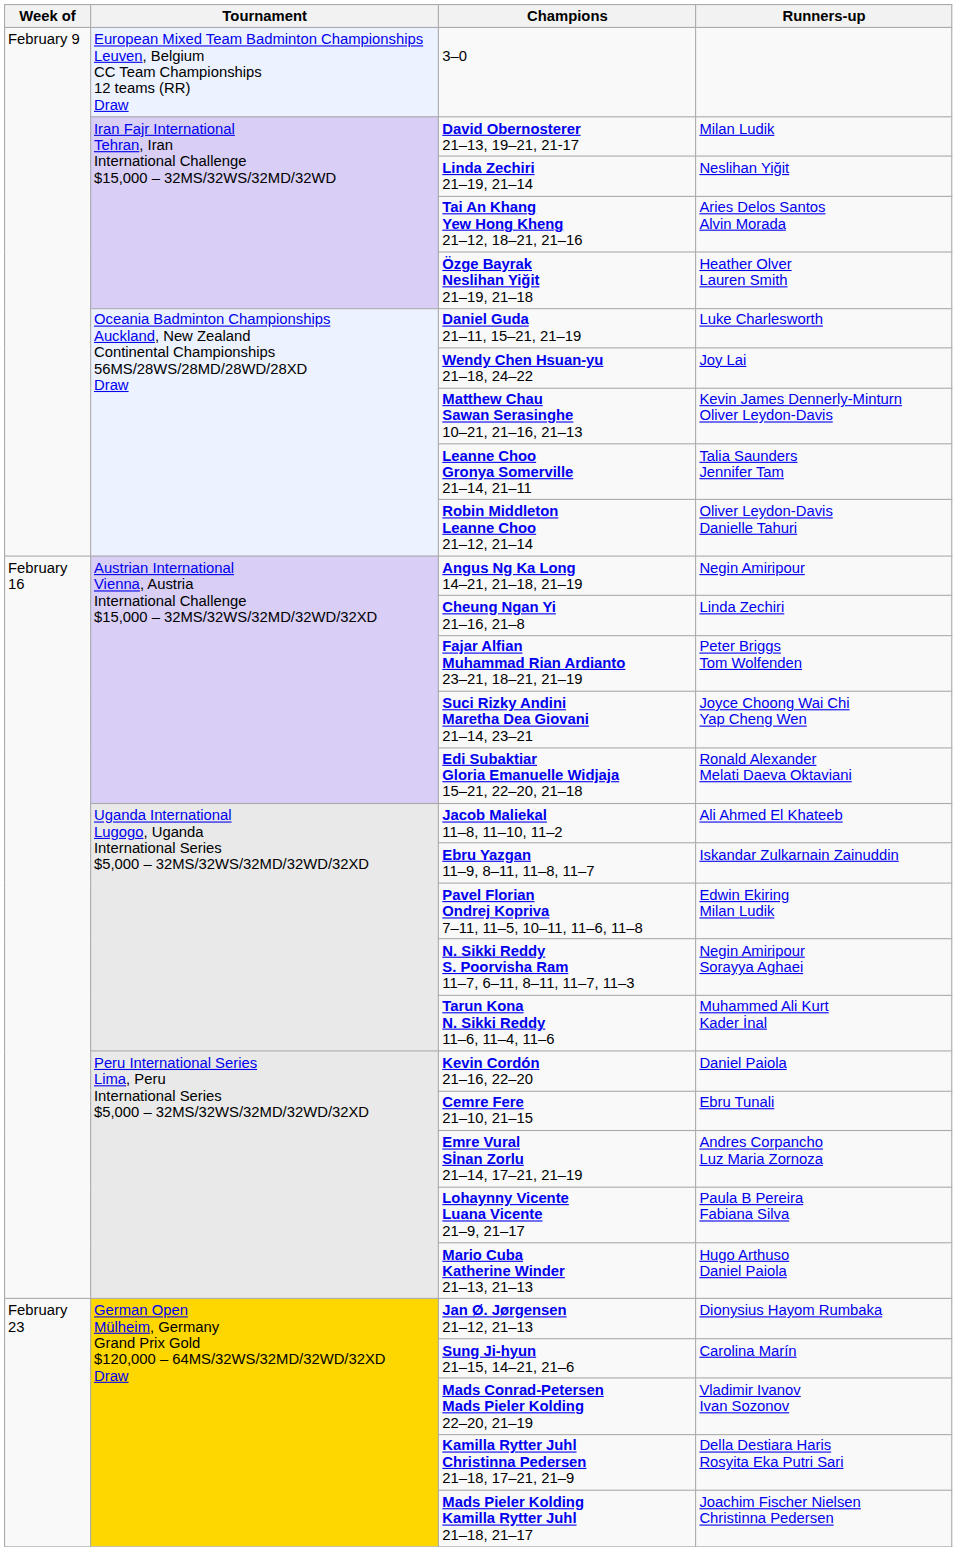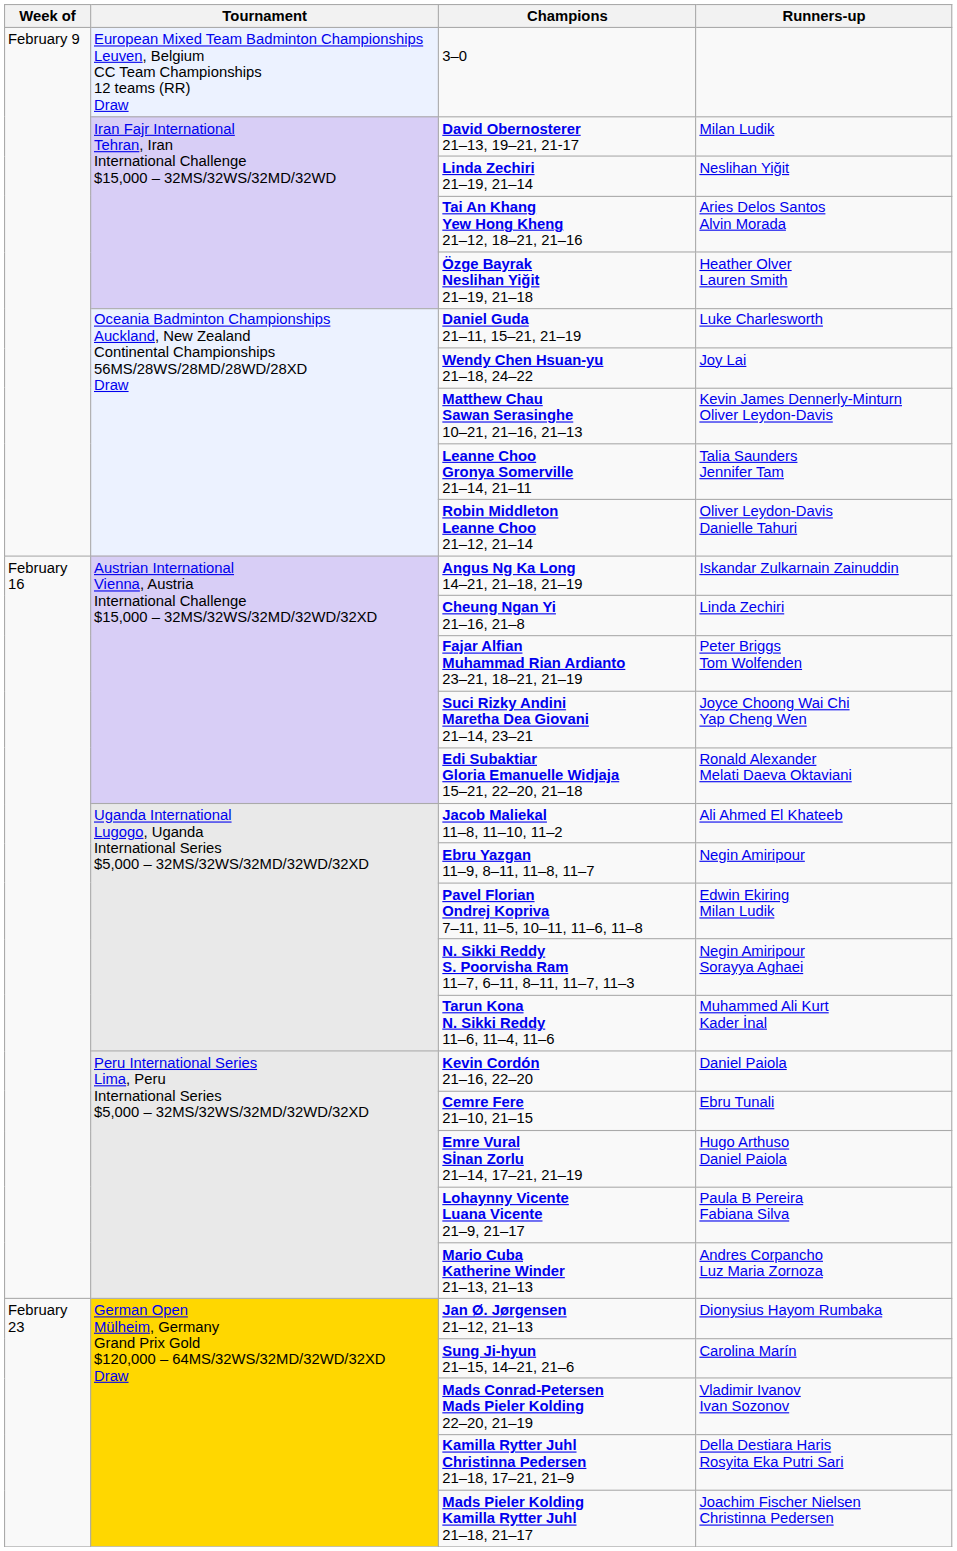(752, 567) Negin Amiripour -> (799, 567) Iskandar Zulkarnain Zainuddin
(799, 855) Iskandar Zulkarnain Zainuddin -> (752, 855) Negin Amiripour
(761, 1150) Andres Corpancho Luz Maria Zornoza -> (744, 1150) Hugo Arthuso Daniel Paiola
(744, 1262) Hugo Arthuso Daniel Paiola -> (761, 1262) Andres Corpancho Luz Maria Zornoza
